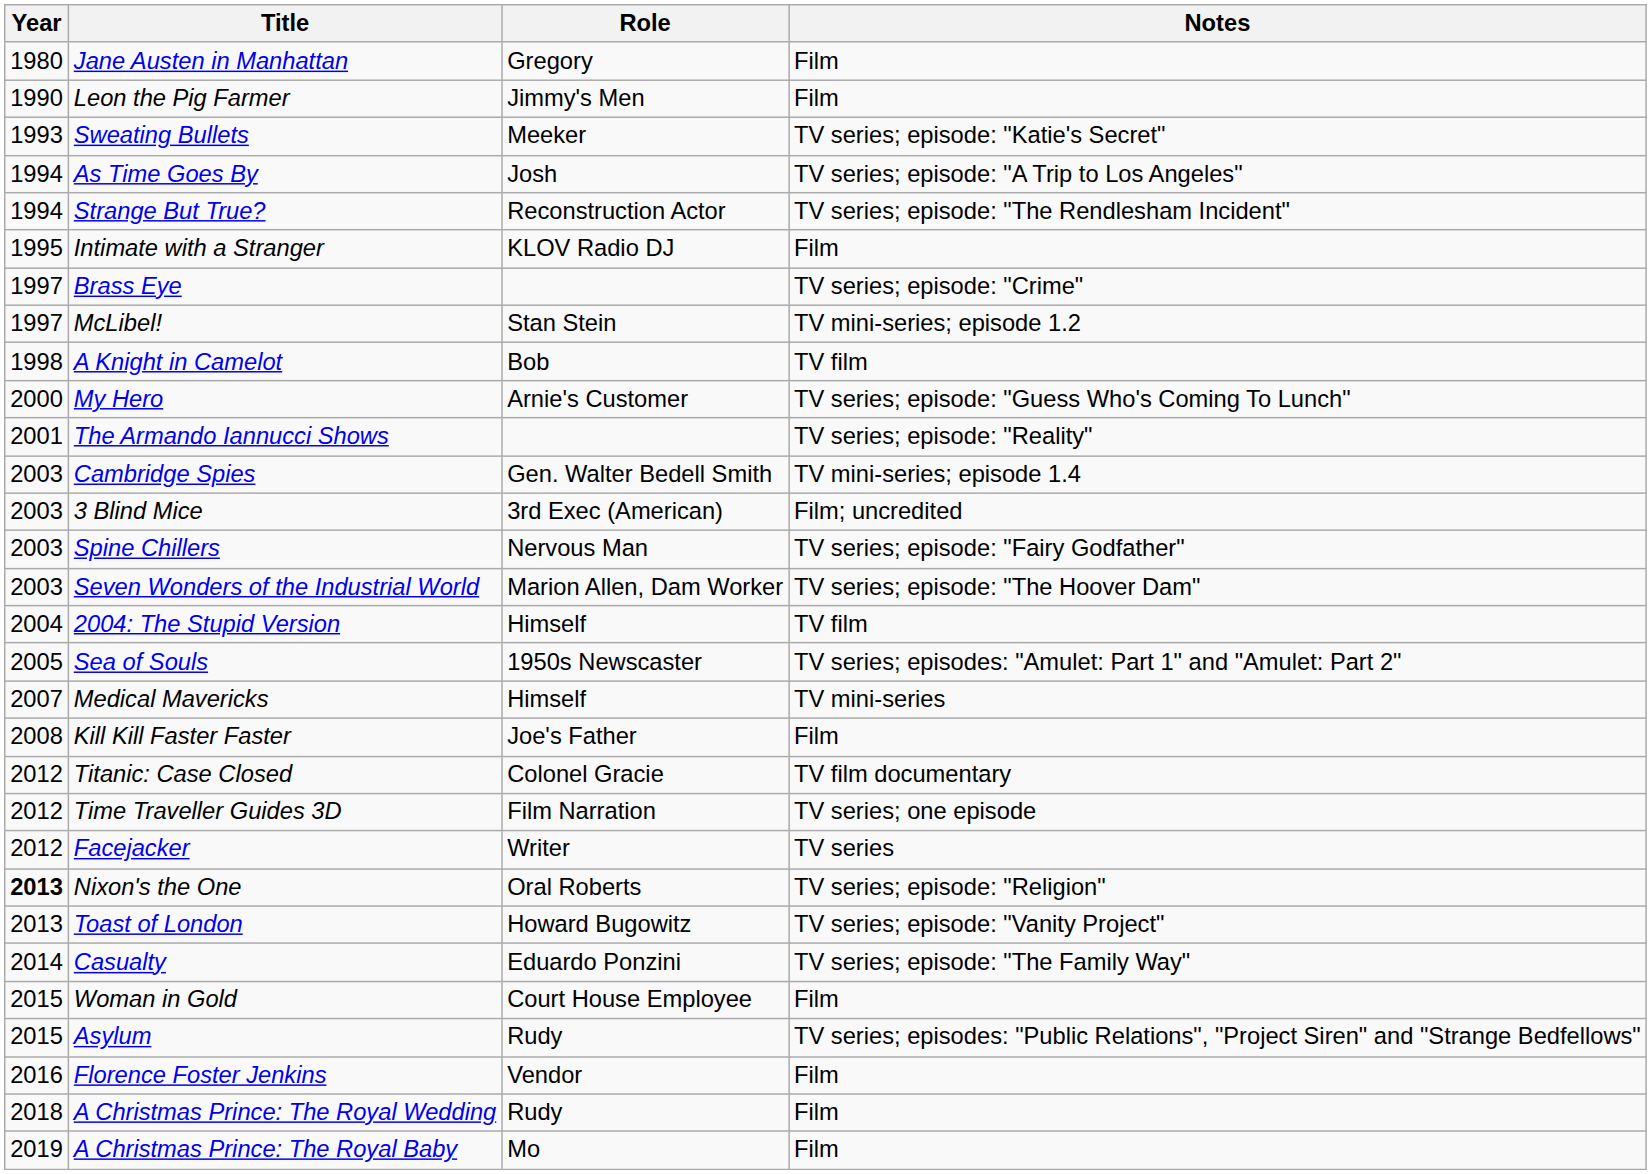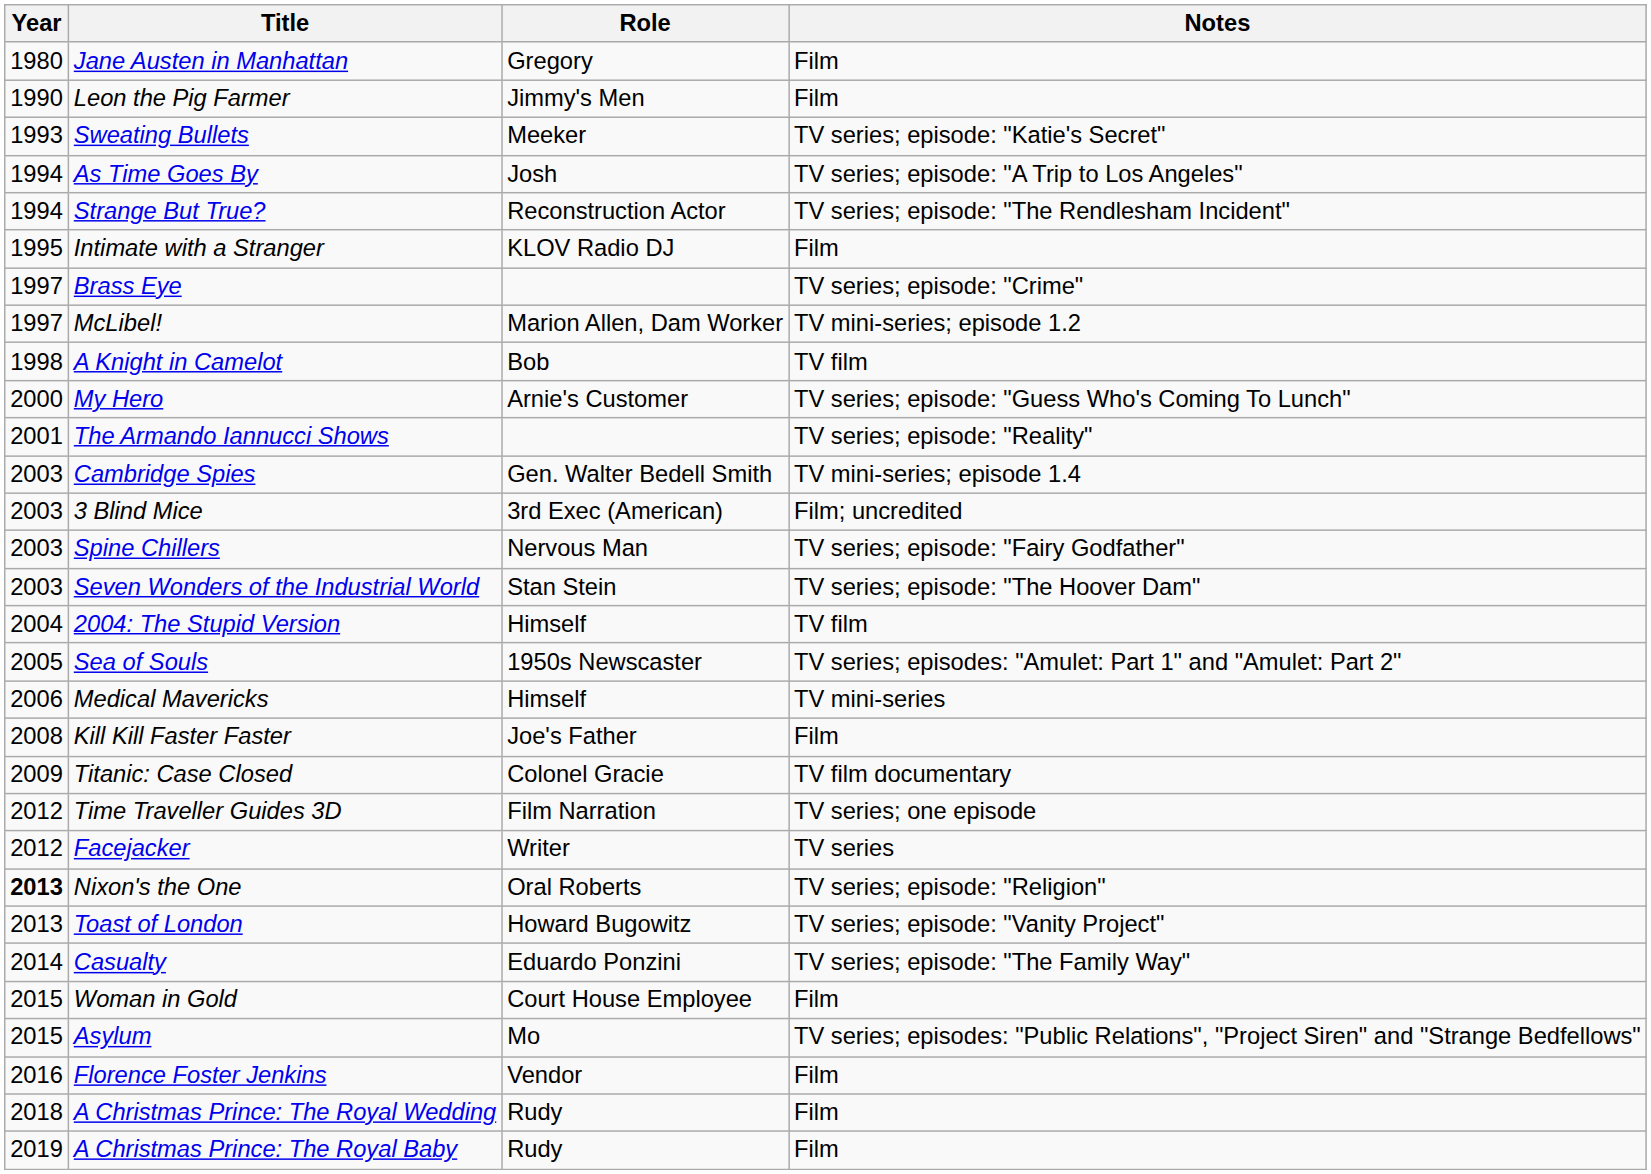(562, 323) Stan Stein -> (645, 323) Marion Allen, Dam Worker
(645, 586) Marion Allen, Dam Worker -> (562, 586) Stan Stein
(37, 699) 2007 -> (37, 699) 2006
(37, 774) 2012 -> (37, 774) 2009
(535, 1037) Rudy -> (524, 1037) Mo
(524, 1149) Mo -> (535, 1149) Rudy
